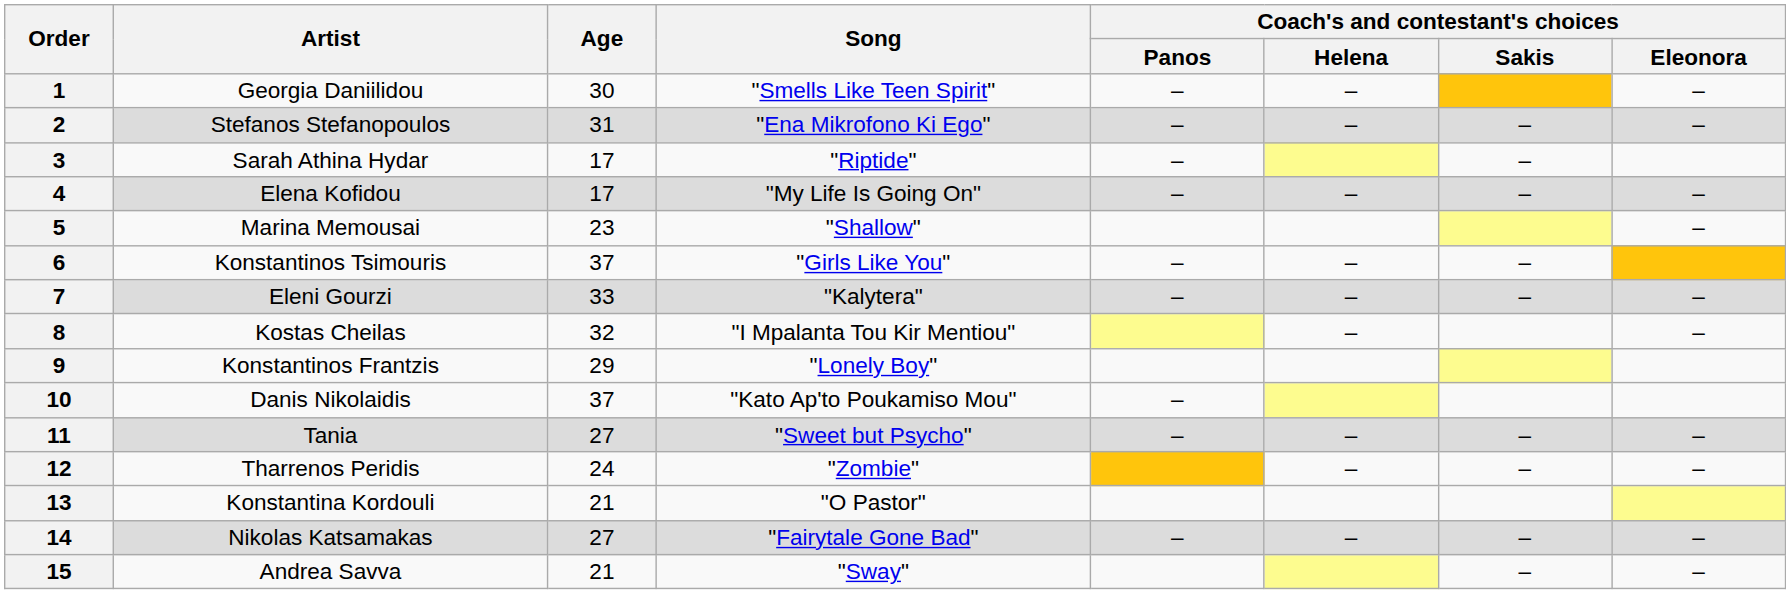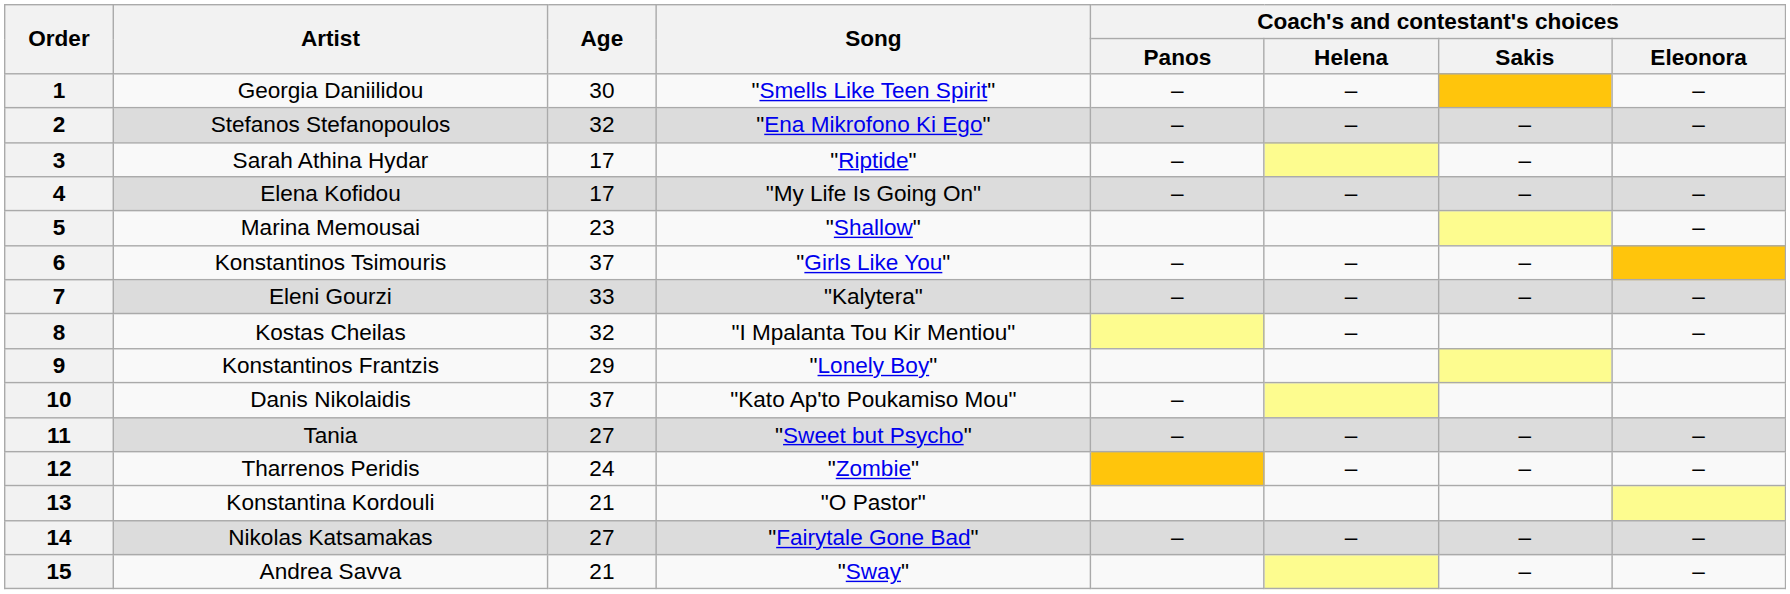(602, 125) 31 -> (602, 125) 32
